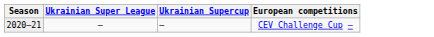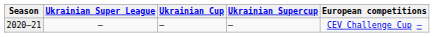+ column: (192, 11)
